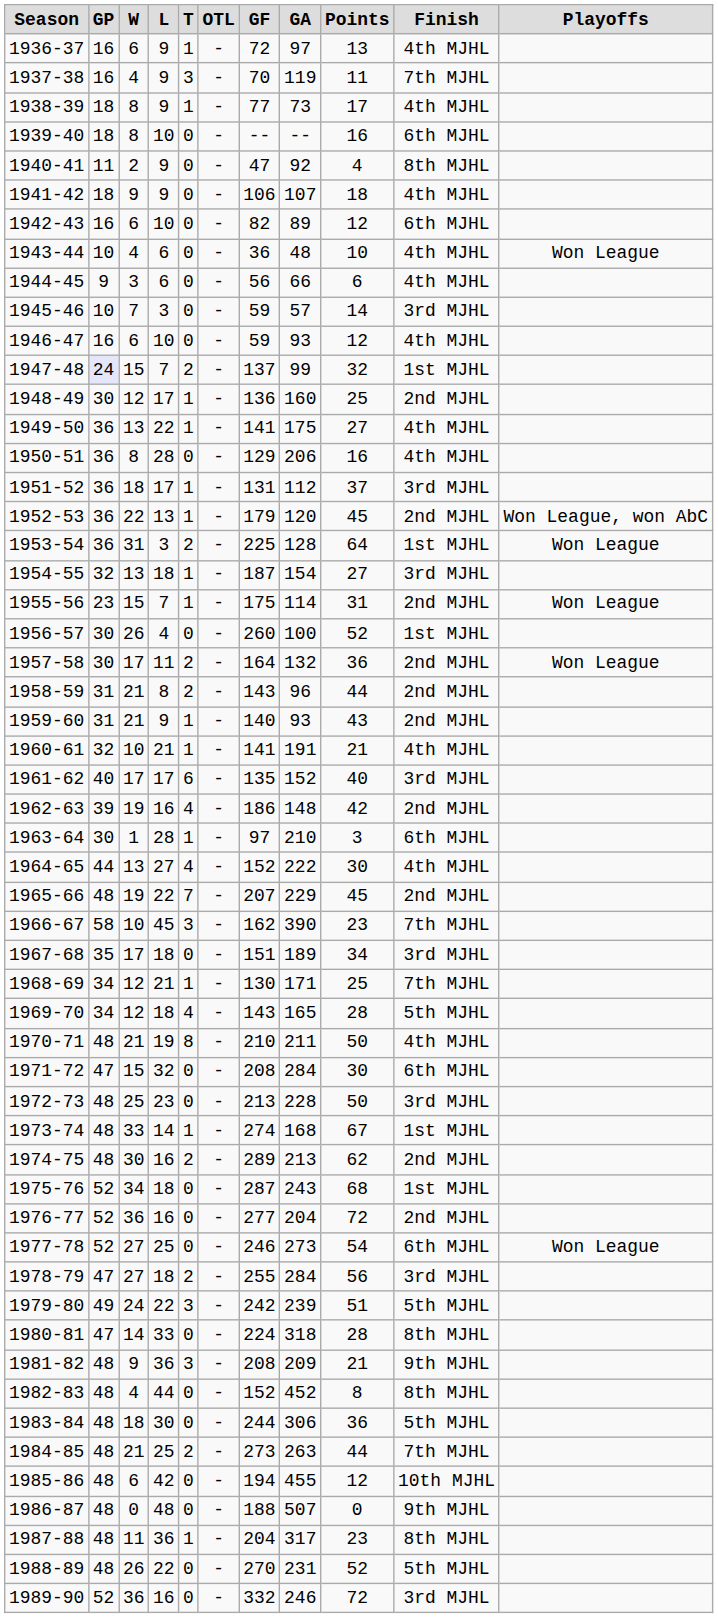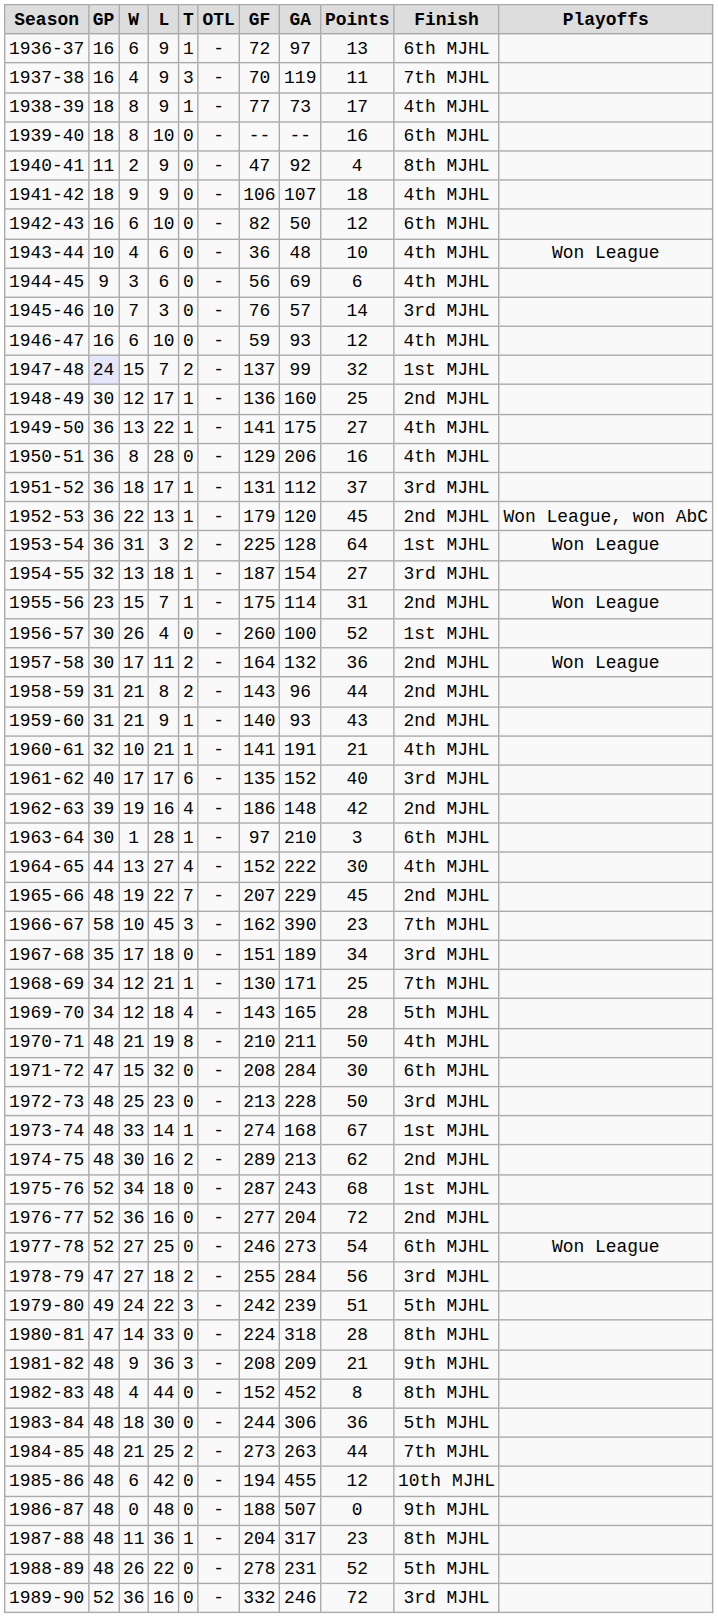(447, 49) 4th MJHL -> (447, 49) 6th MJHL
(300, 224) 89 -> (300, 224) 50
(300, 282) 66 -> (300, 282) 69
(259, 312) 59 -> (259, 312) 76
(259, 1569) 270 -> (259, 1569) 278
